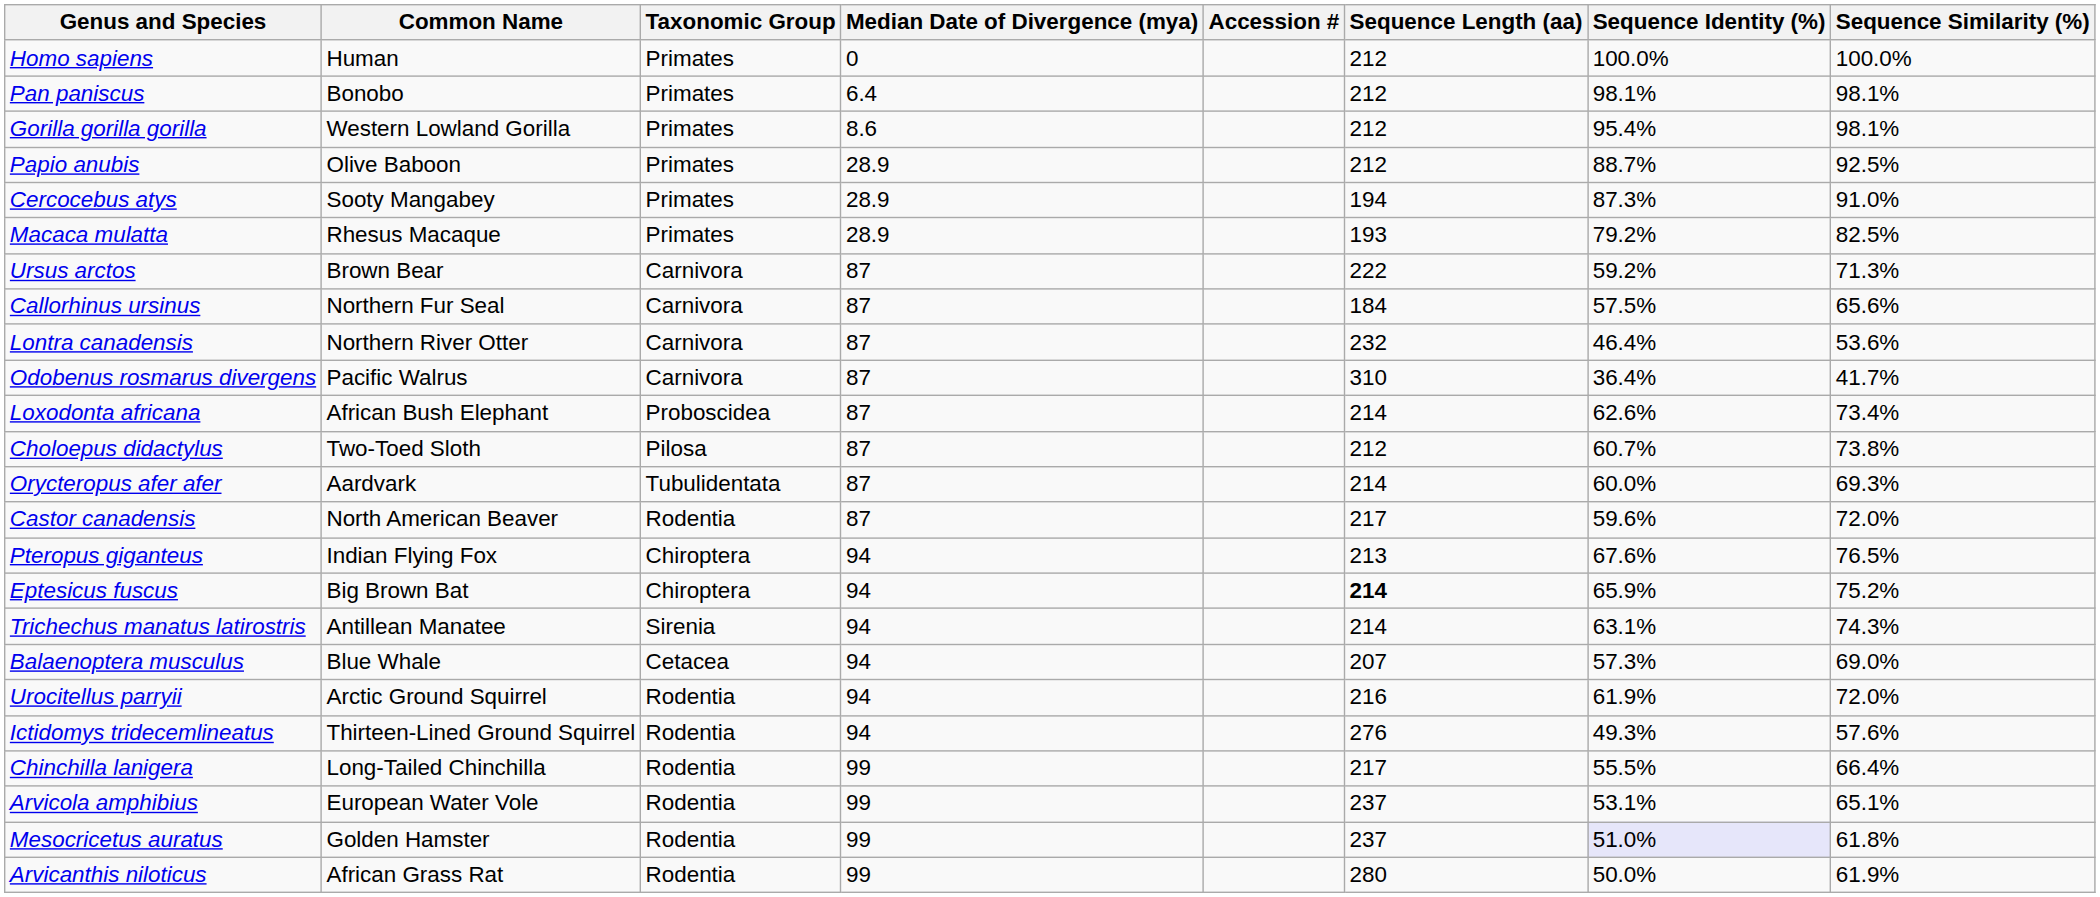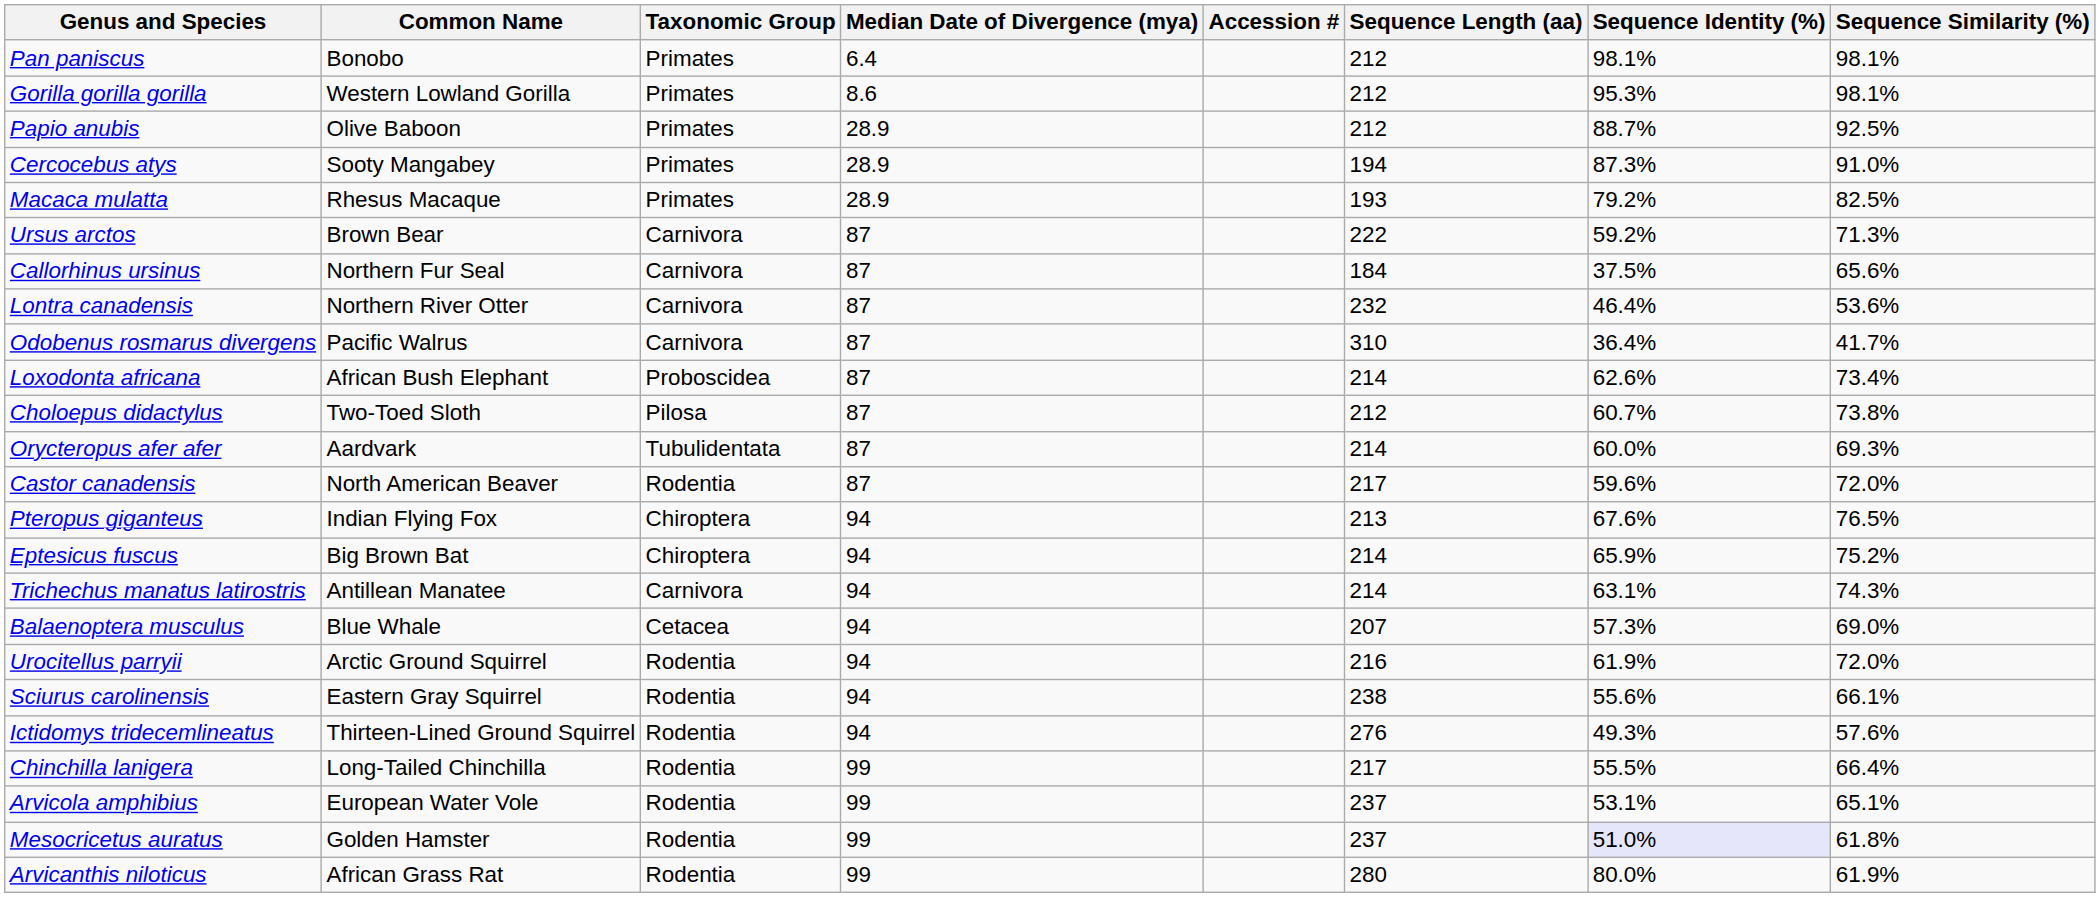- row: (81, 57)
(1624, 128) 95.4% -> (1624, 93) 95.3%
(1624, 306) 57.5% -> (1624, 270) 37.5%
(1368, 590) bold -> (1368, 555) normal
(680, 626) Sirenia -> (694, 590) Carnivora
+ row: (109, 697)
(1624, 874) 50.0% -> (1624, 874) 80.0%
